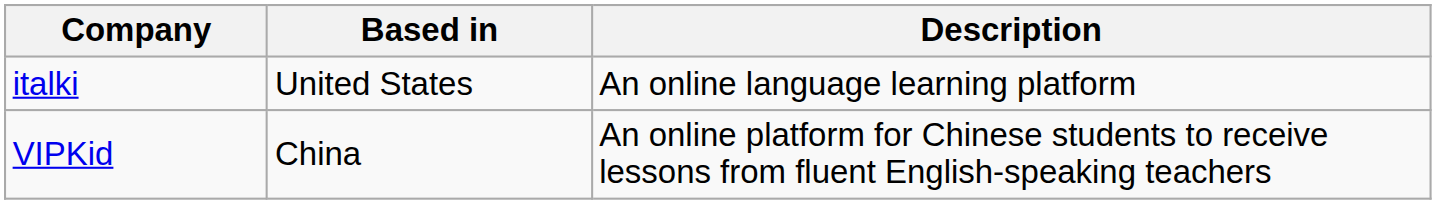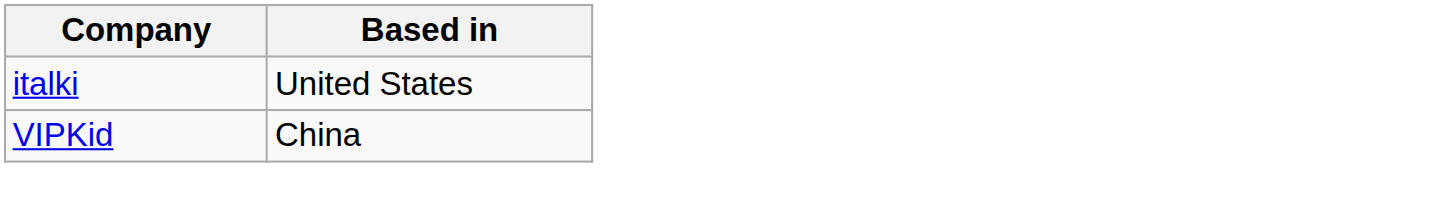- column: (1011, 30)
